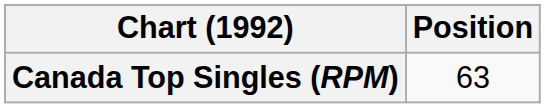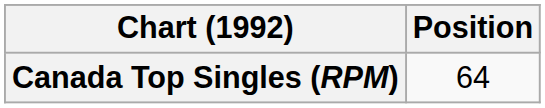(473, 77) 63 -> (473, 77) 64
